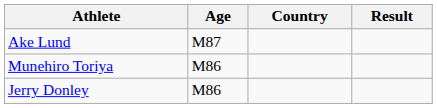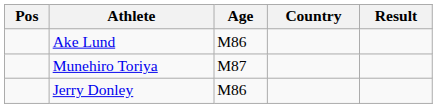+ column: (27, 16)
(206, 41) M87 -> (232, 41) M86
(206, 66) M86 -> (232, 66) M87
